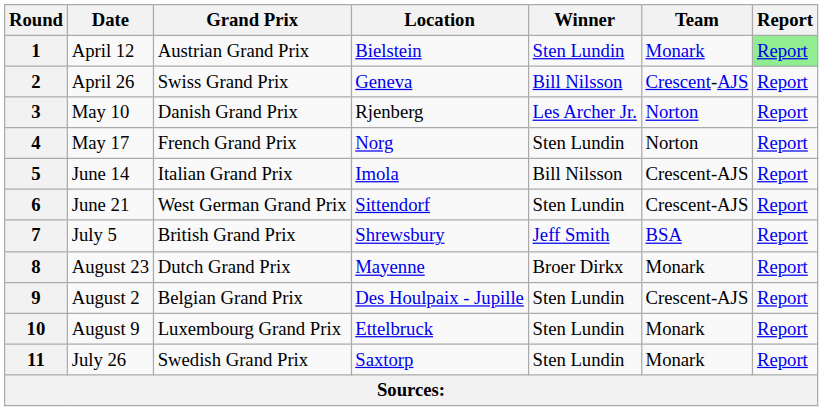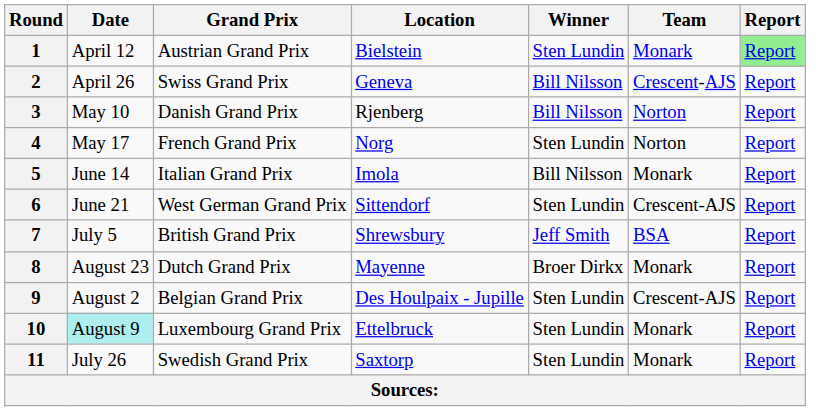(585, 112) Les Archer Jr. -> (577, 112) Bill Nilsson
(697, 174) Crescent-AJS -> (663, 174) Monark
(106, 328) no background -> (106, 328) paleturquoise background
